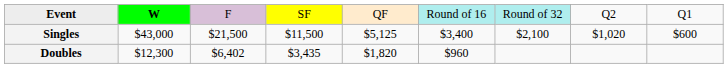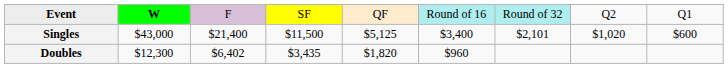(228, 34) $21,500 -> (228, 34) $21,400
(533, 34) $2,100 -> (533, 34) $2,101
